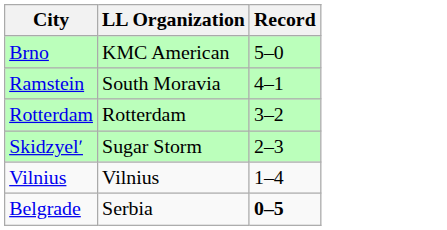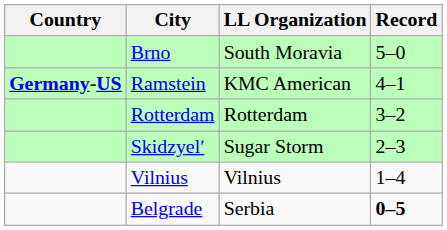+ column: (65, 20)
(166, 51) KMC American -> (283, 51) South Moravia
(161, 83) South Moravia -> (287, 83) KMC American
